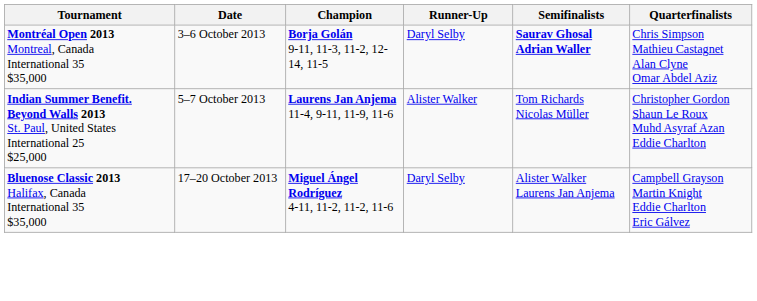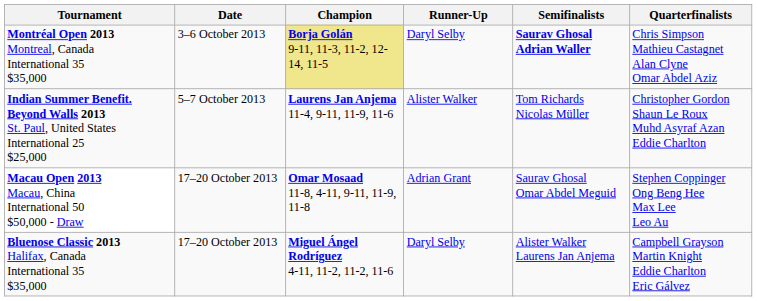(338, 49) no background -> (338, 49) khaki background
+ row: (54, 199)
